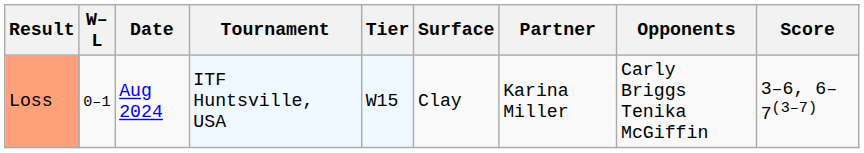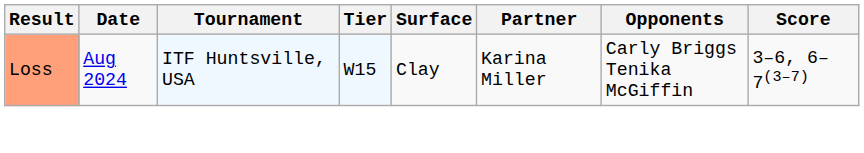- column: (97, 30)
